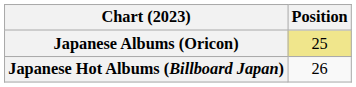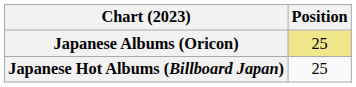(320, 69) 26 -> (320, 69) 25
